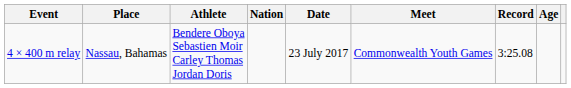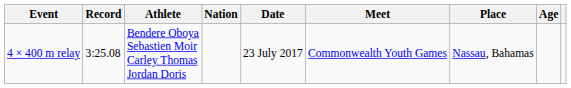columns swapped: (516, 14) <-> (126, 14)
